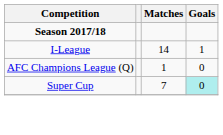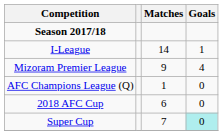+ row: (70, 68)
+ row: (70, 104)
